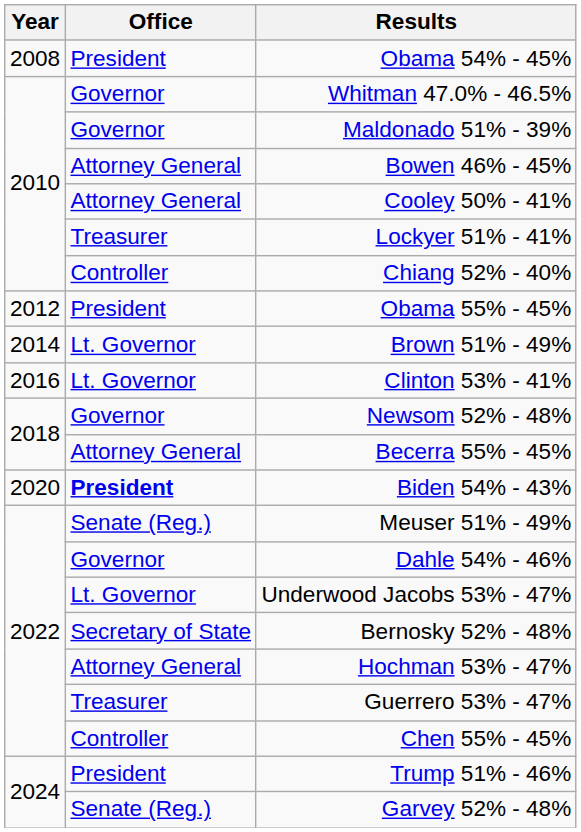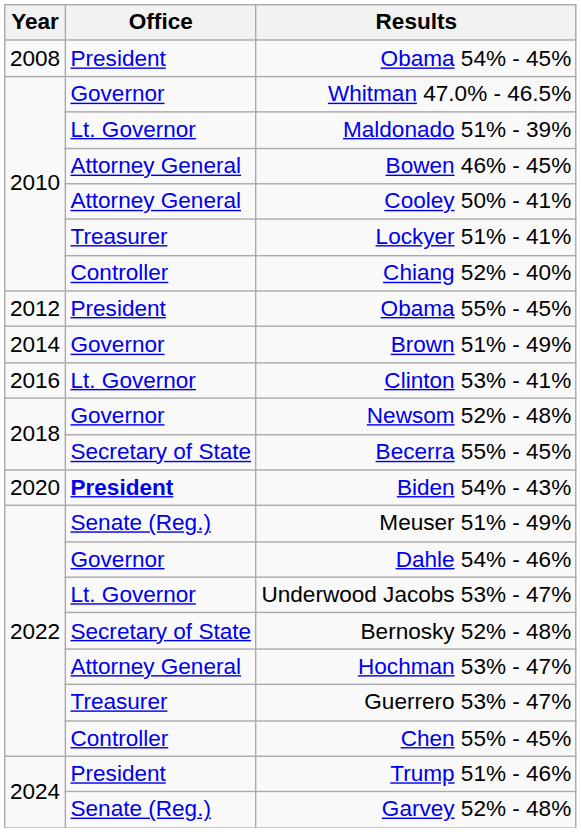(118, 129) Governor -> (133, 129) Lt. Governor
(133, 344) Lt. Governor -> (118, 344) Governor
(156, 451) Attorney General -> (161, 451) Secretary of State
